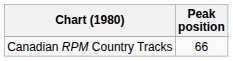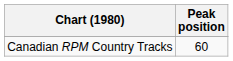(201, 46) 66 -> (201, 46) 60
